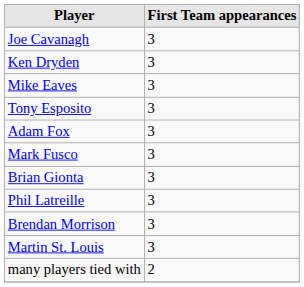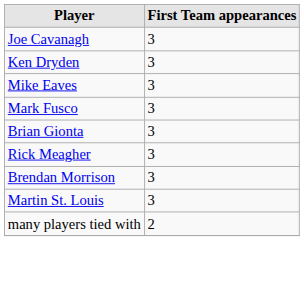- row: (50, 108)
- row: (39, 131)
- row: (46, 200)
+ row: (49, 154)
